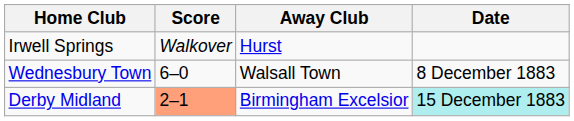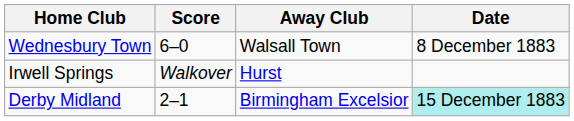rows swapped: (80, 73) <-> (61, 45)
(174, 101) lightsalmon background -> (174, 101) no background
